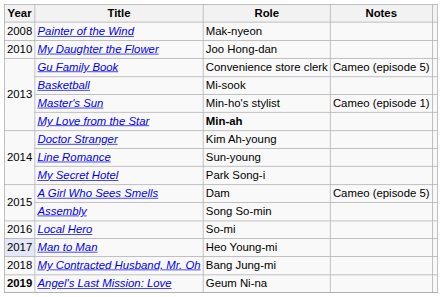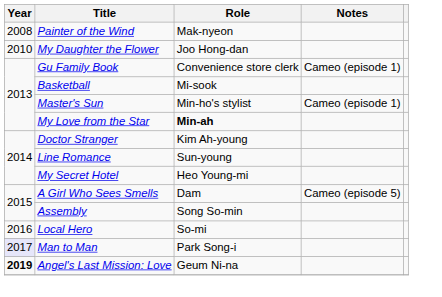(381, 67) Cameo (episode 5) -> (352, 67) Cameo (episode 1)
(235, 175) Park Song-i -> (213, 175) Heo Young-mi
(242, 247) Heo Young-mi -> (207, 247) Park Song-i
- row: (119, 265)
